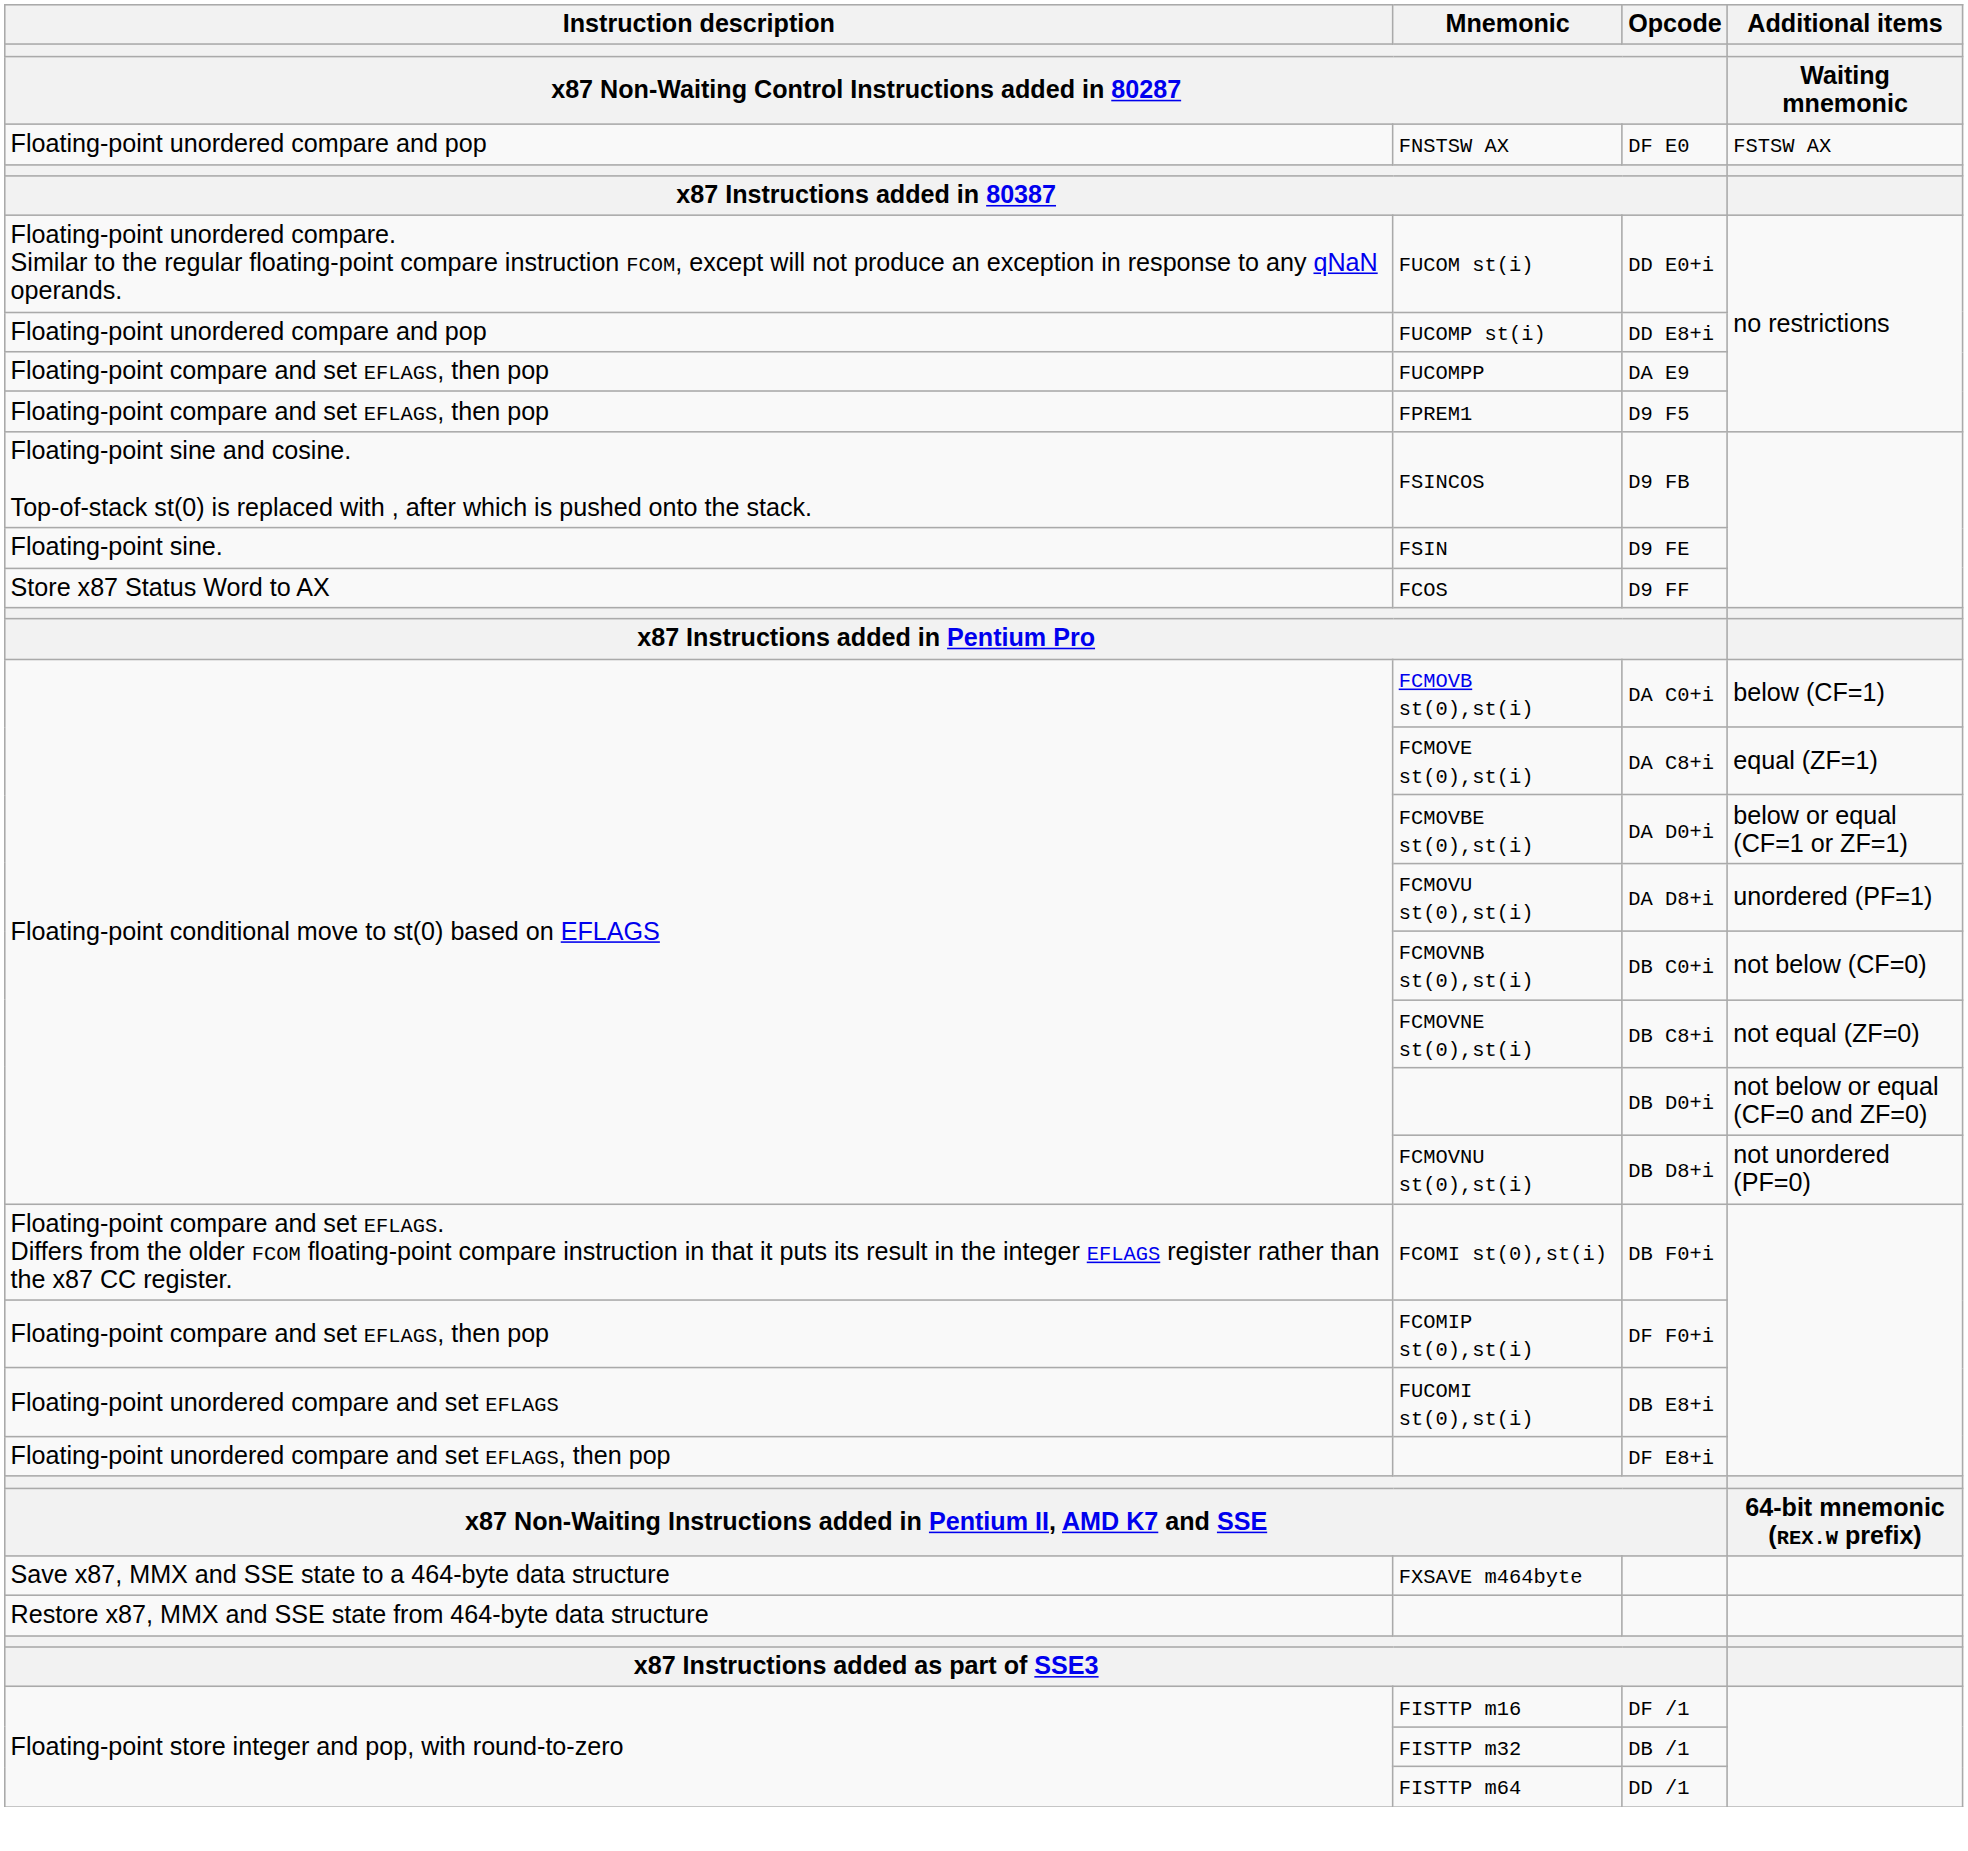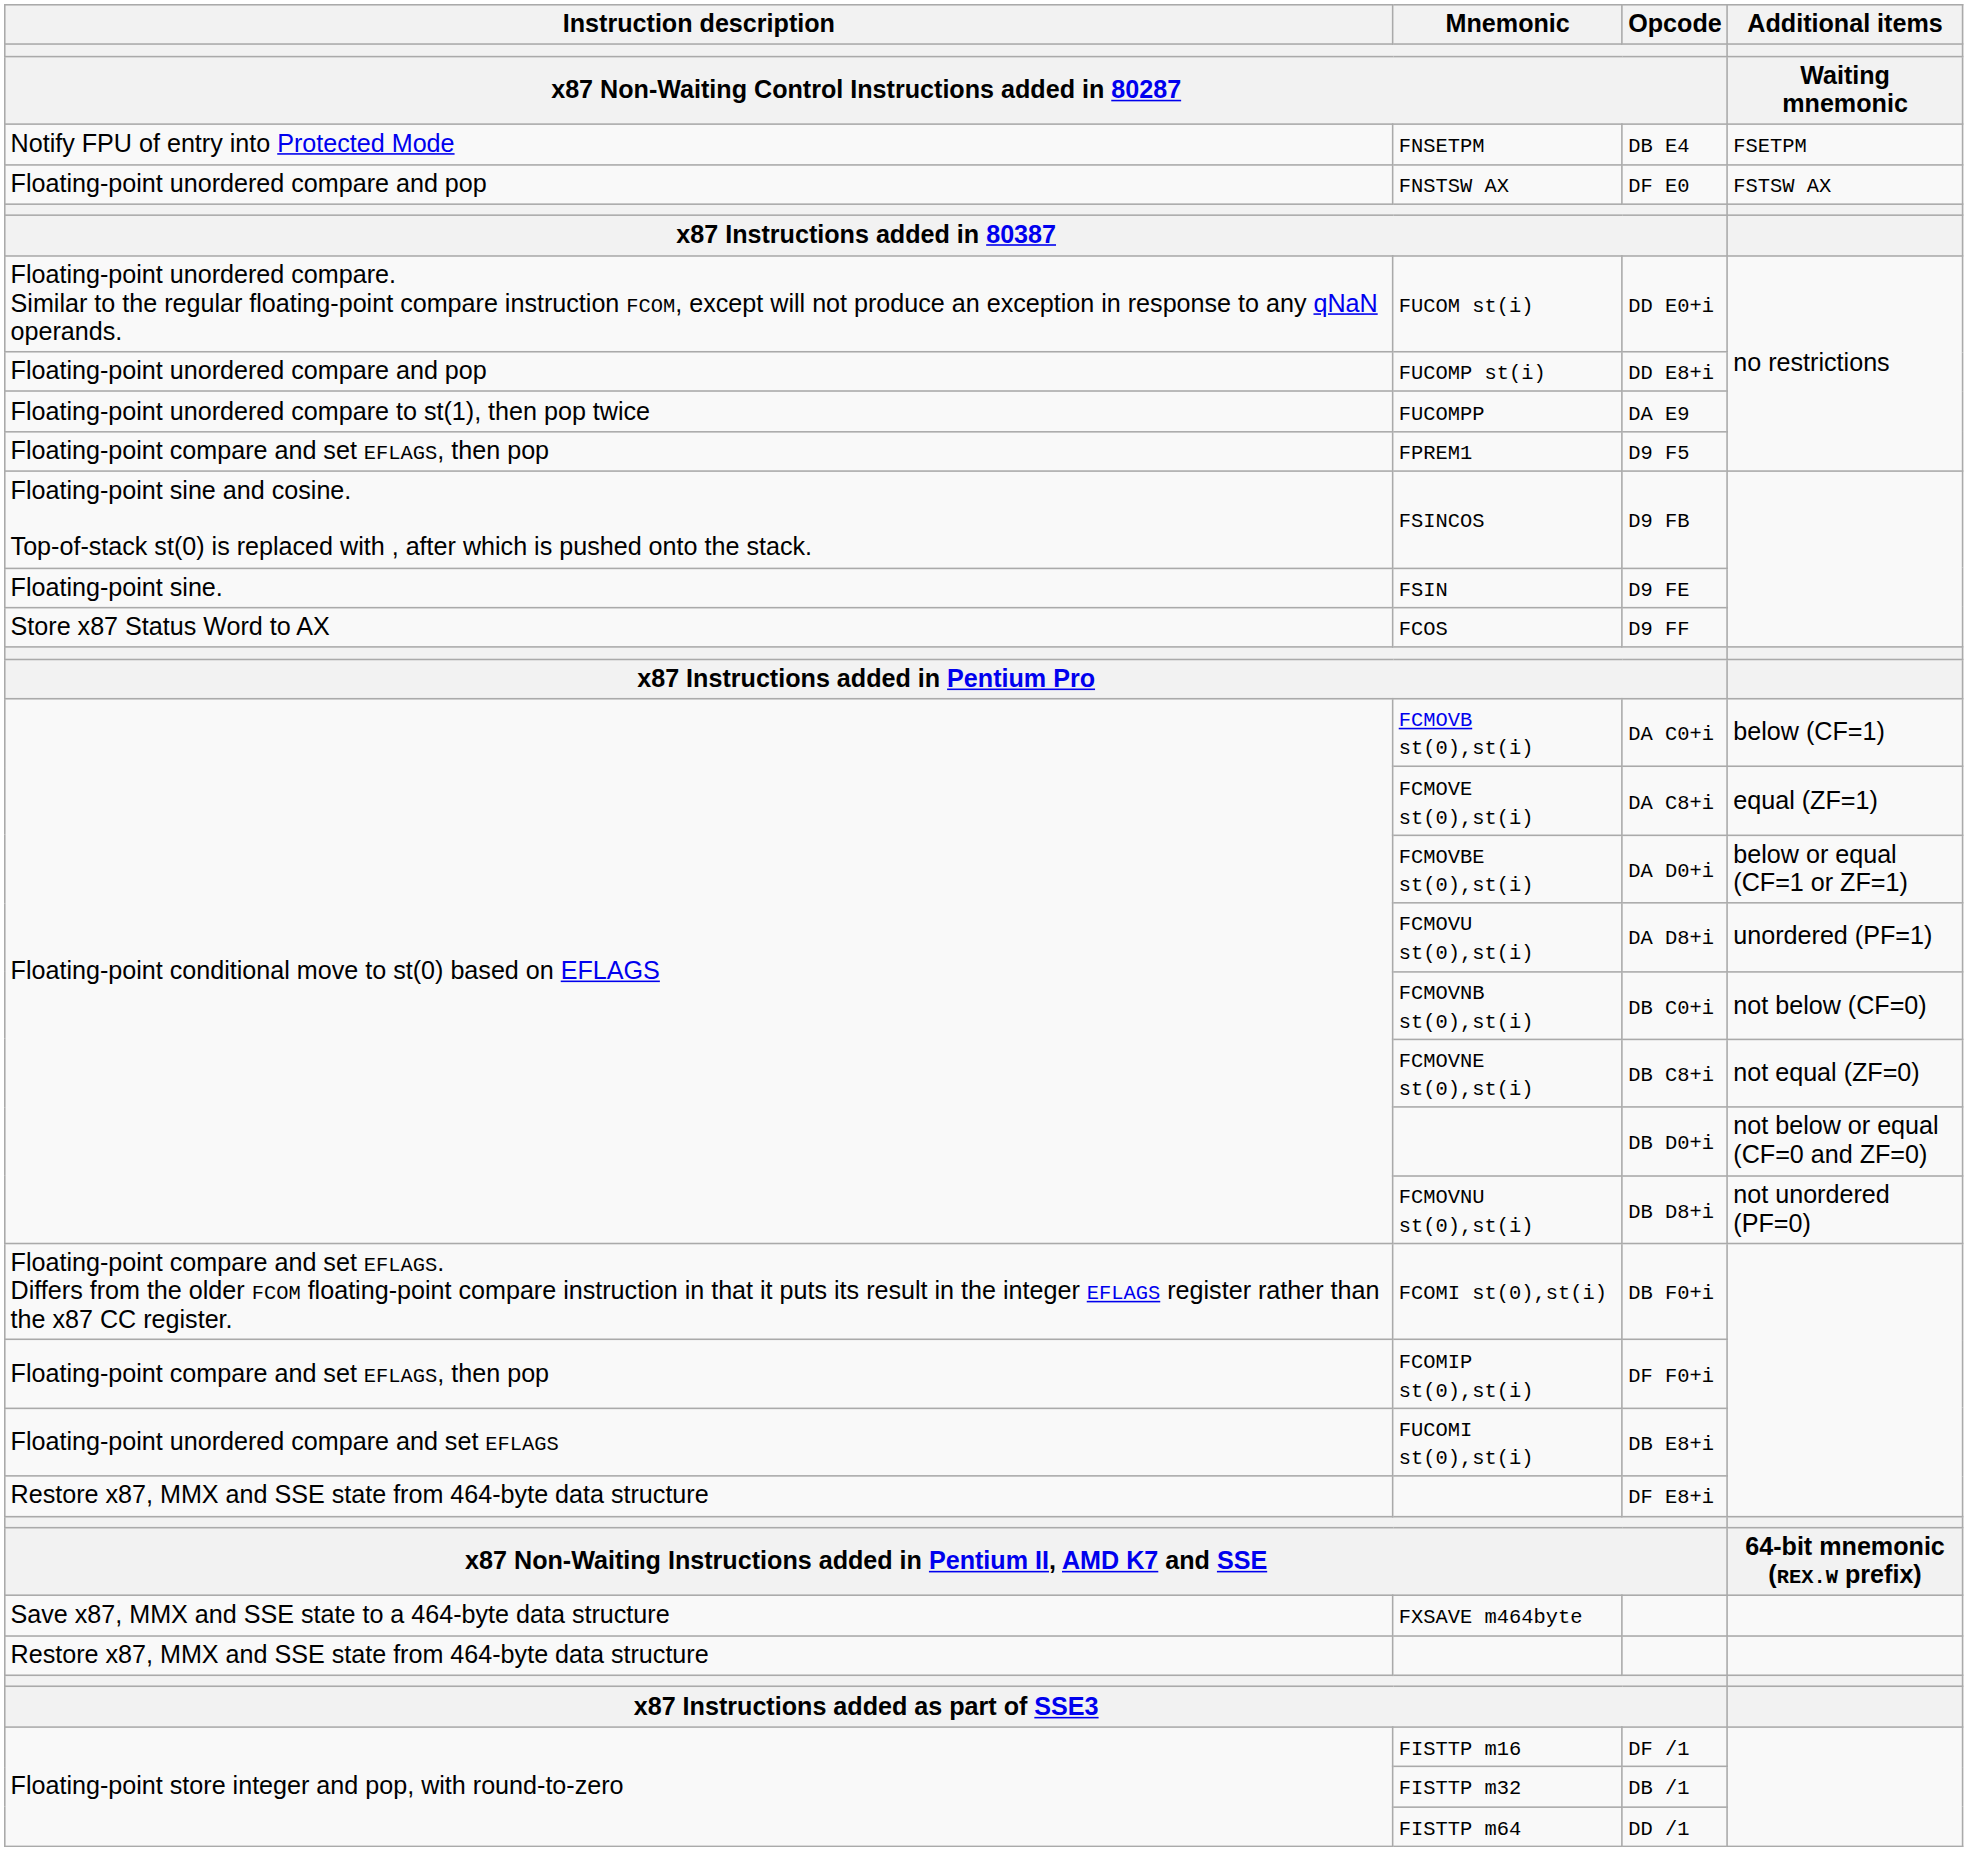+ row: (1442, 147)
(280, 372) Floating-point compare and set EFLAGS, then pop -> (330, 411) Floating-point unordered compare to st(1), then pop twice
(341, 1456) Floating-point unordered compare and set EFLAGS, then pop -> (360, 1495) Restore x87, MMX and SSE state from 464-byte data structure
